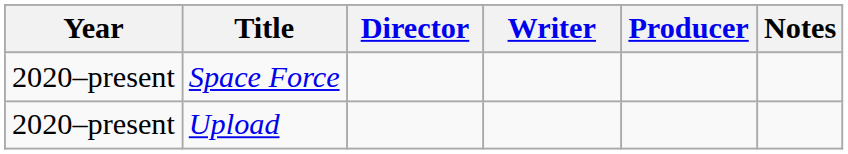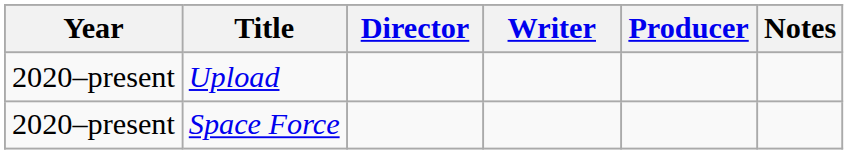rows swapped: (264, 76) <-> (234, 124)
